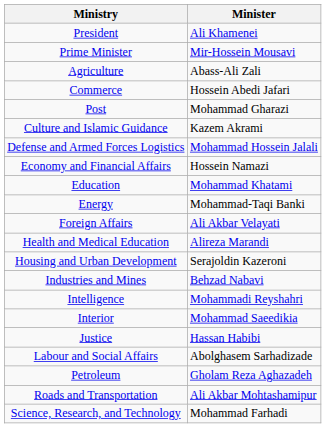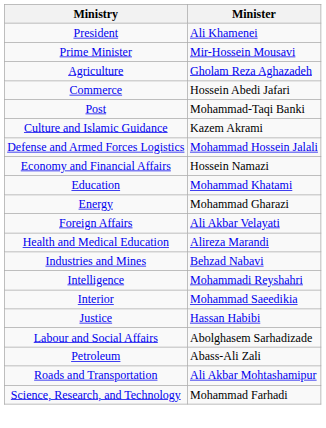(225, 71) Abass-Ali Zali -> (251, 71) Gholam Reza Aghazadeh
(239, 109) Mohammad Gharazi -> (247, 109) Mohammad-Taqi Banki
(247, 204) Mohammad-Taqi Banki -> (239, 204) Mohammad Gharazi
- row: (96, 261)
(251, 375) Gholam Reza Aghazadeh -> (225, 356) Abass-Ali Zali
